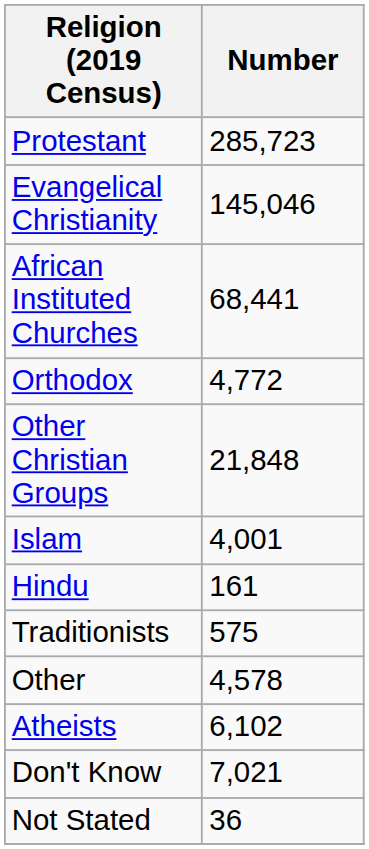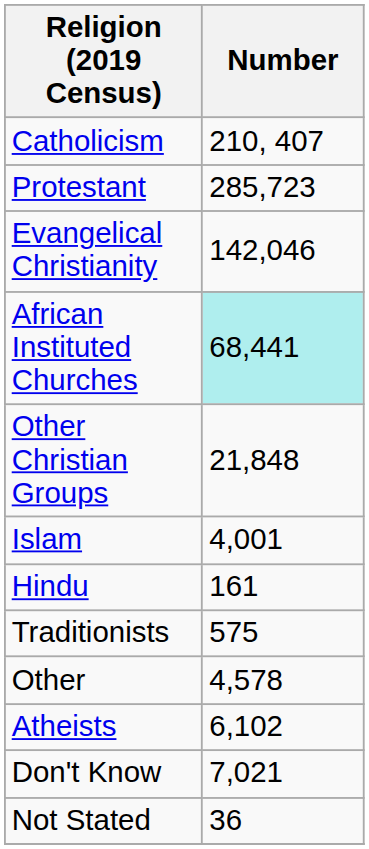+ row: (88, 140)
(262, 204) 145,046 -> (262, 250) 142,046
(254, 300) no background -> (254, 347) paleturquoise background
- row: (72, 380)
